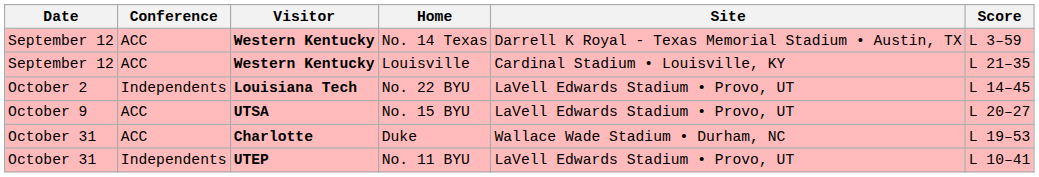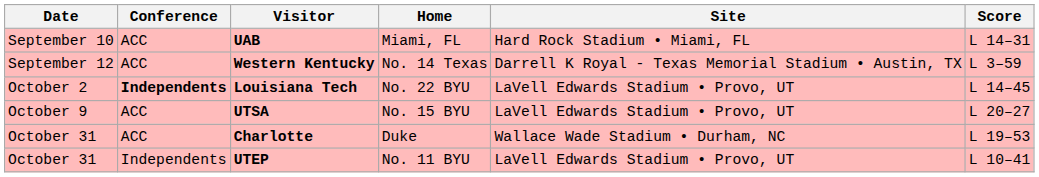+ row: (421, 40)
- row: (426, 64)
(174, 88) normal -> (174, 88) bold
